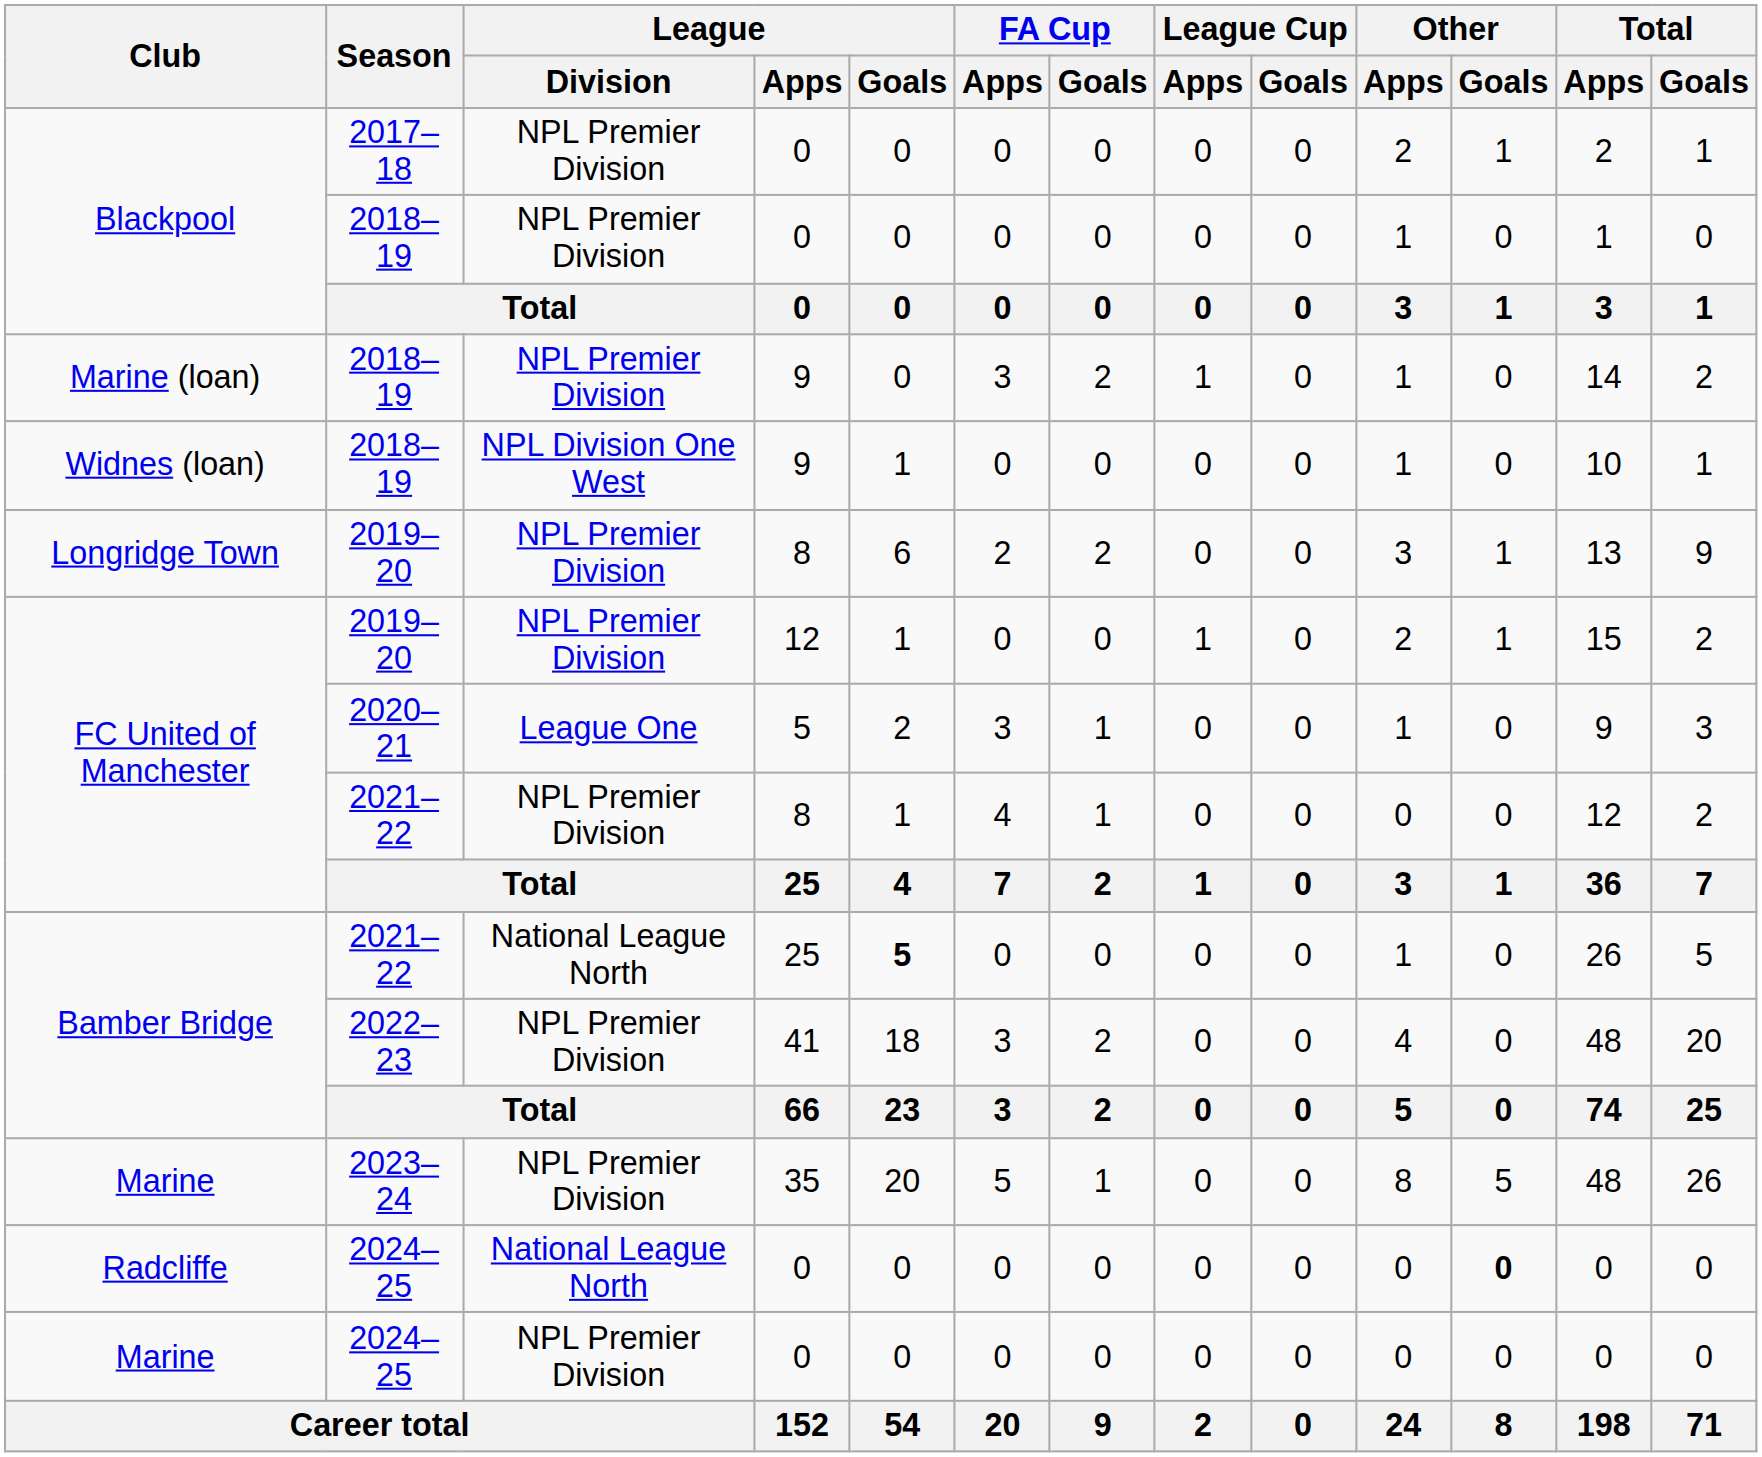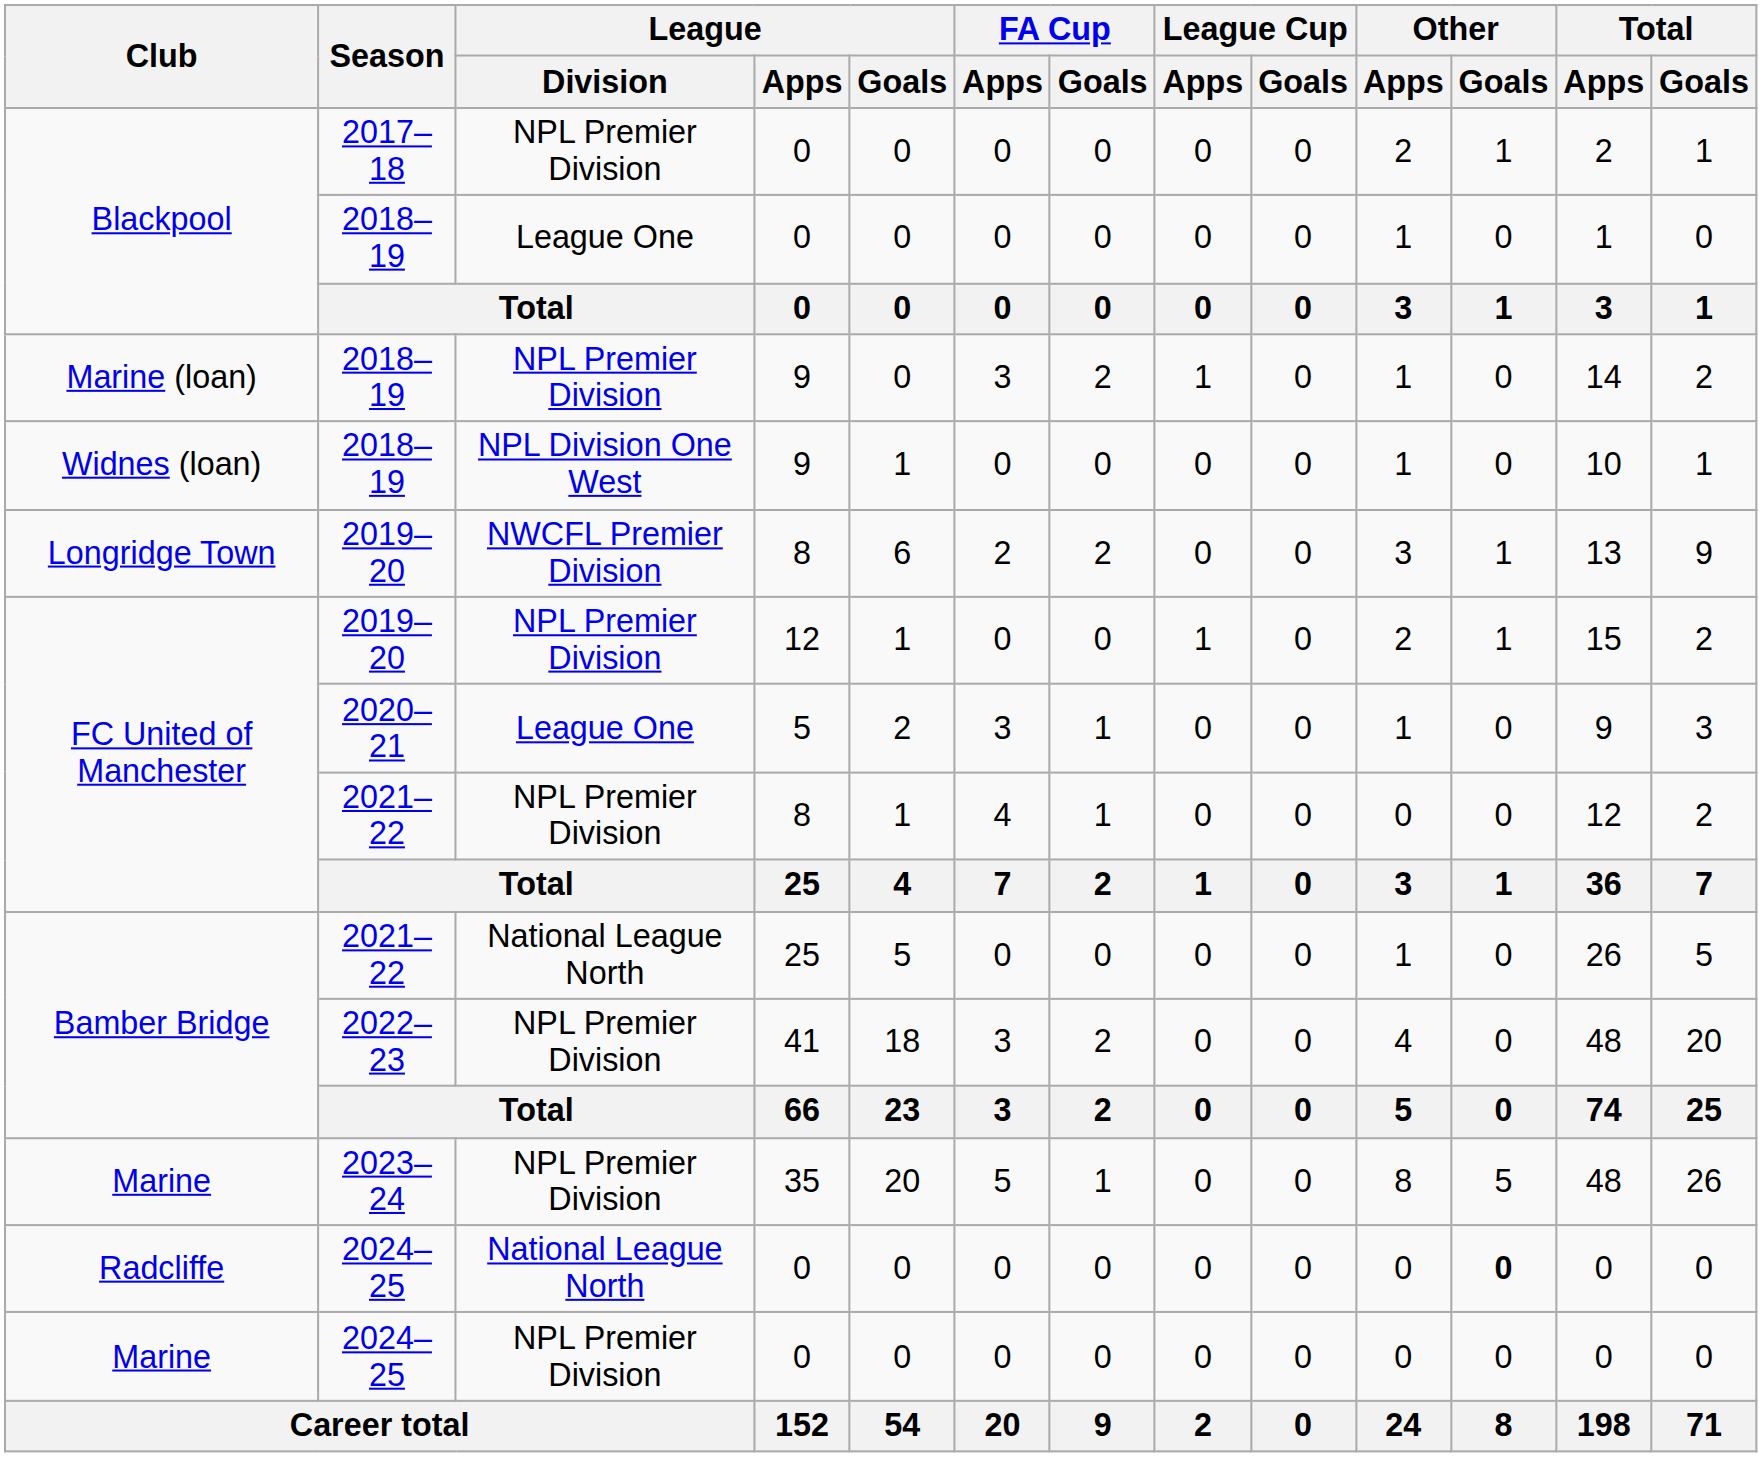(609, 238) NPL Premier Division -> (605, 238) League One
(609, 552) NPL Premier Division -> (605, 552) NWCFL Premier Division
(902, 954) bold -> (902, 954) normal
